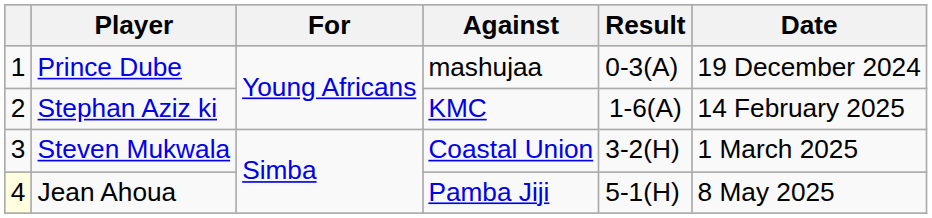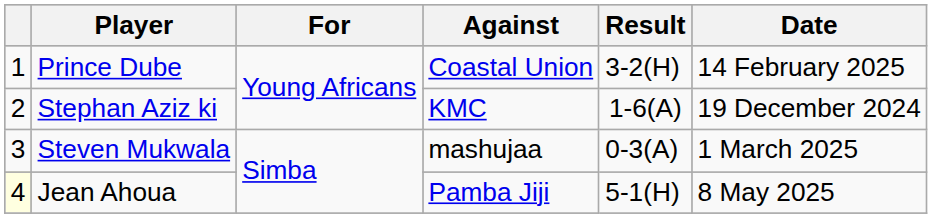(485, 66) mashujaa -> (511, 66) Coastal Union
(642, 66) 0-3(A) -> (642, 66) 3-2(H)
(809, 66) 19 December 2024 -> (801, 66) 14 February 2025
(801, 108) 14 February 2025 -> (809, 108) 19 December 2024
(511, 150) Coastal Union -> (485, 150) mashujaa
(642, 150) 3-2(H) -> (642, 150) 0-3(A)
